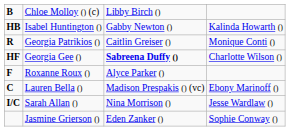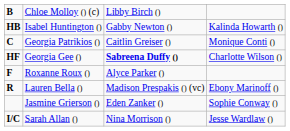(10, 42) R -> (10, 42) C
(10, 88) C -> (10, 88) R
rows swapped: (51, 103) <-> (62, 118)
